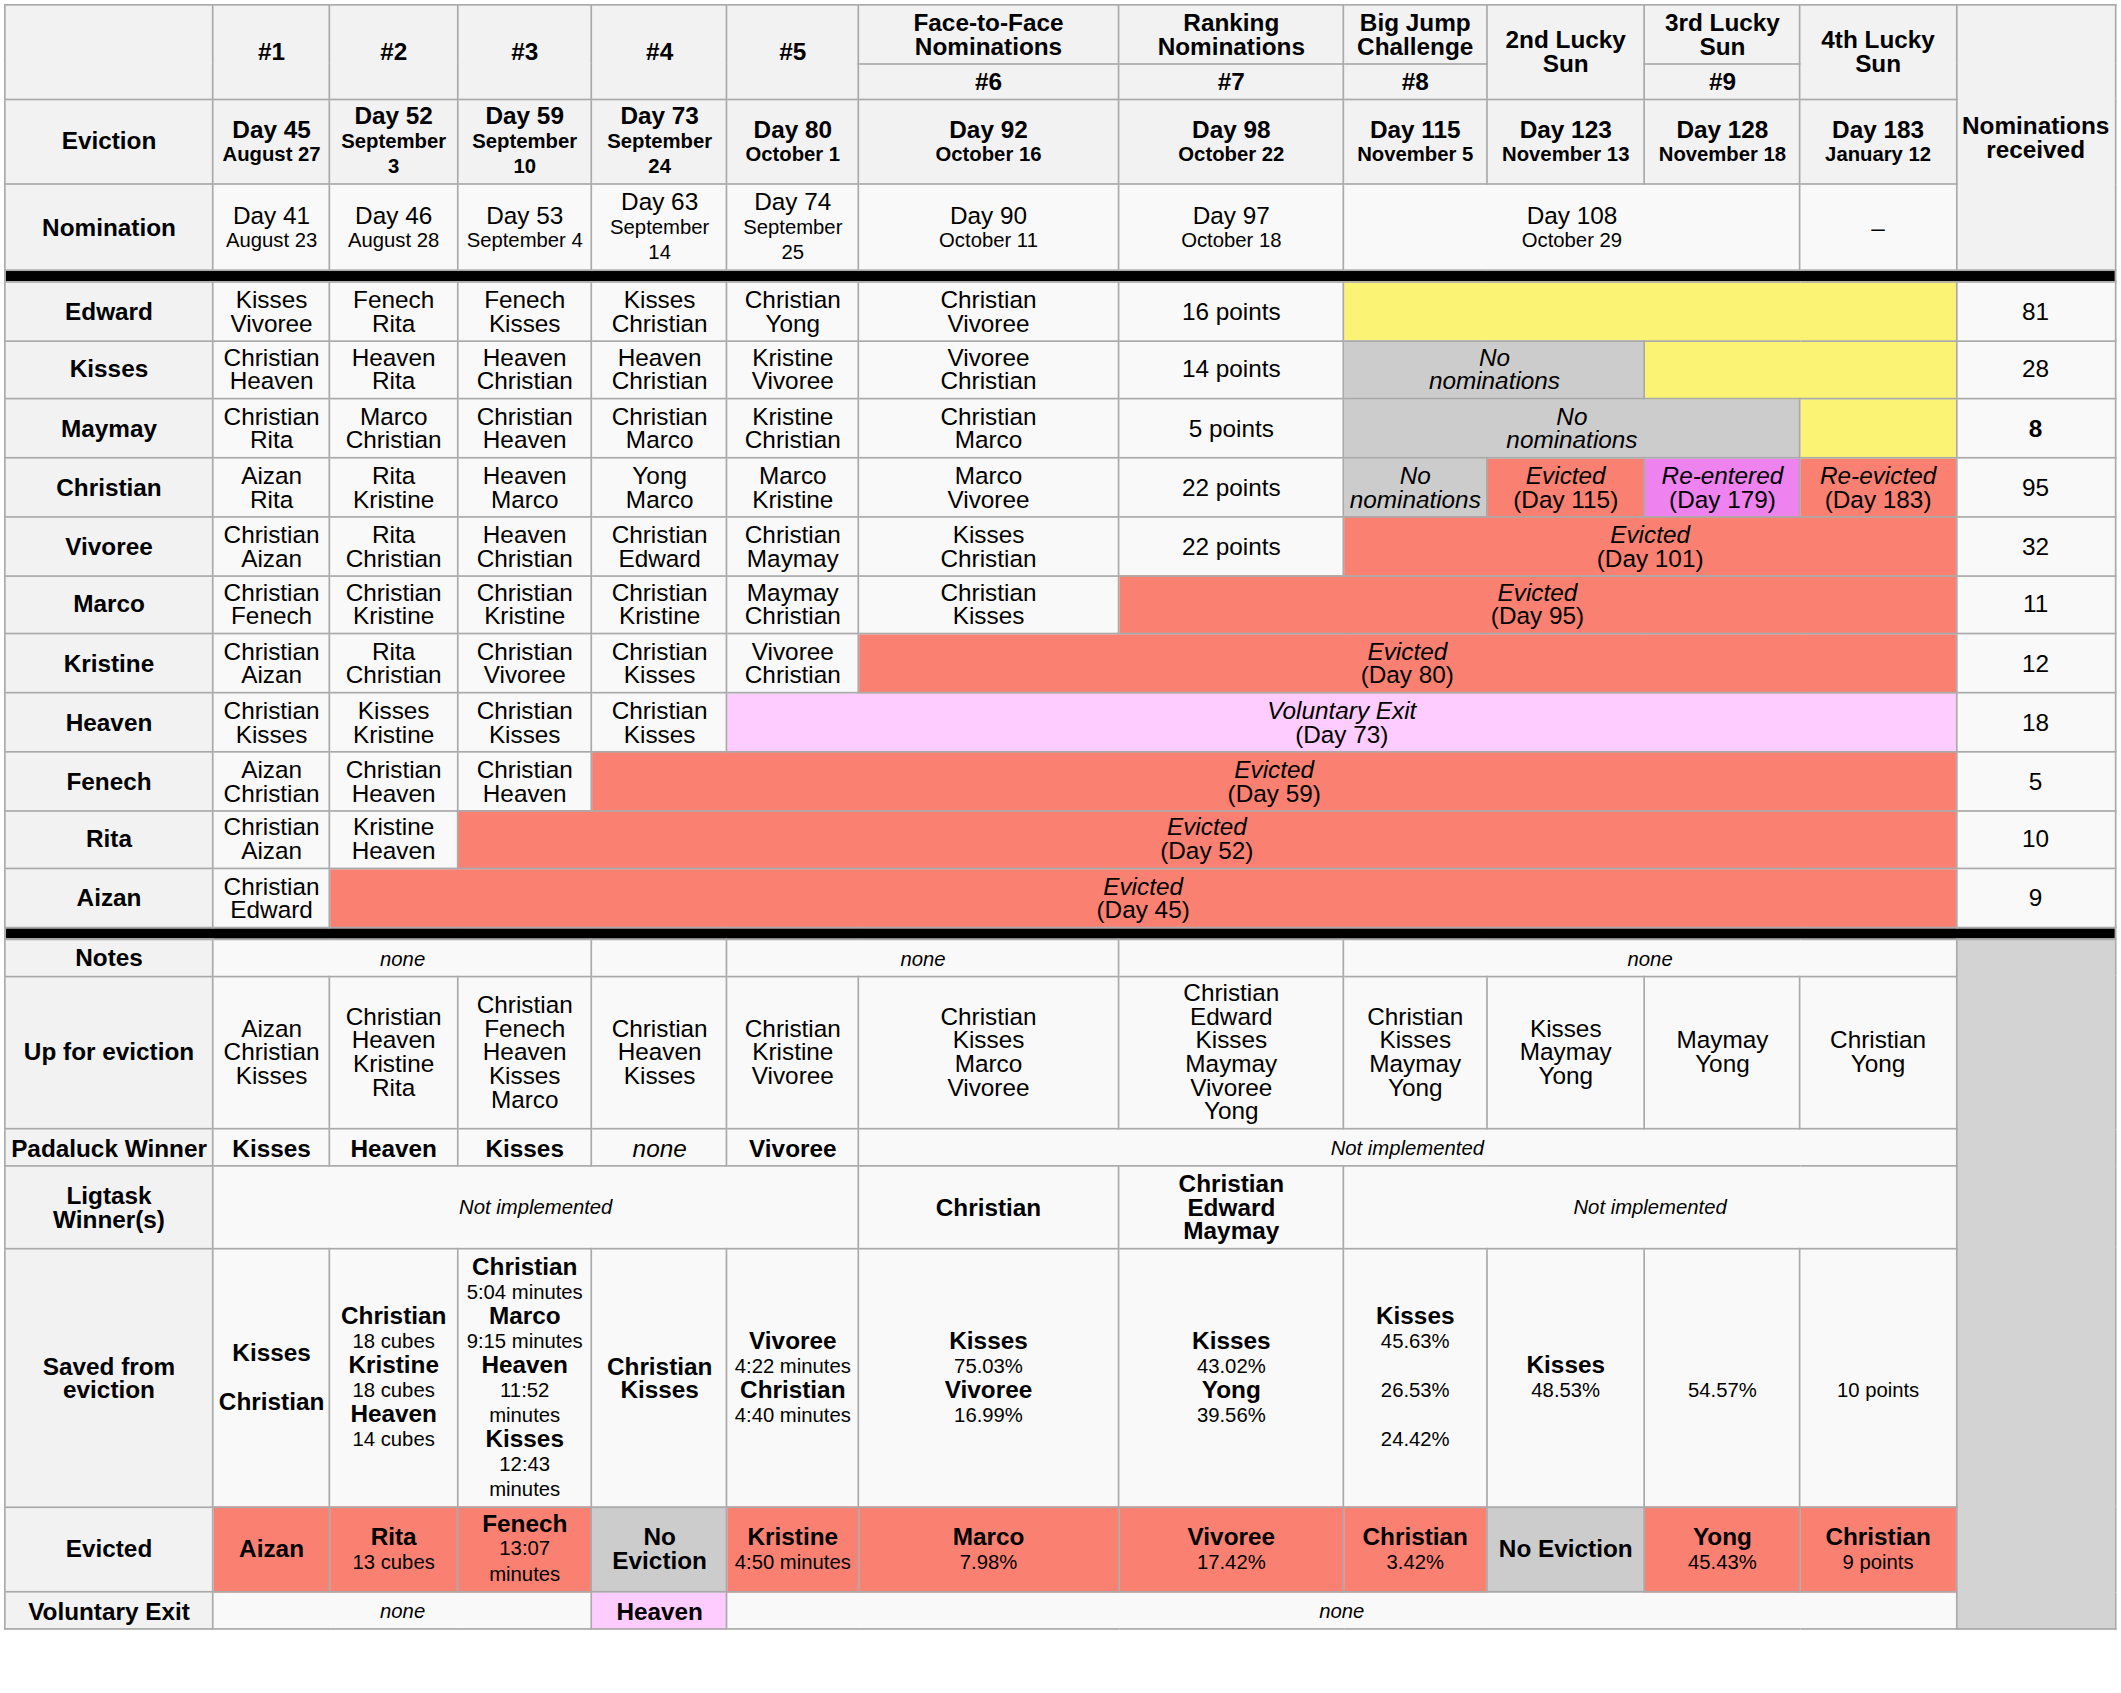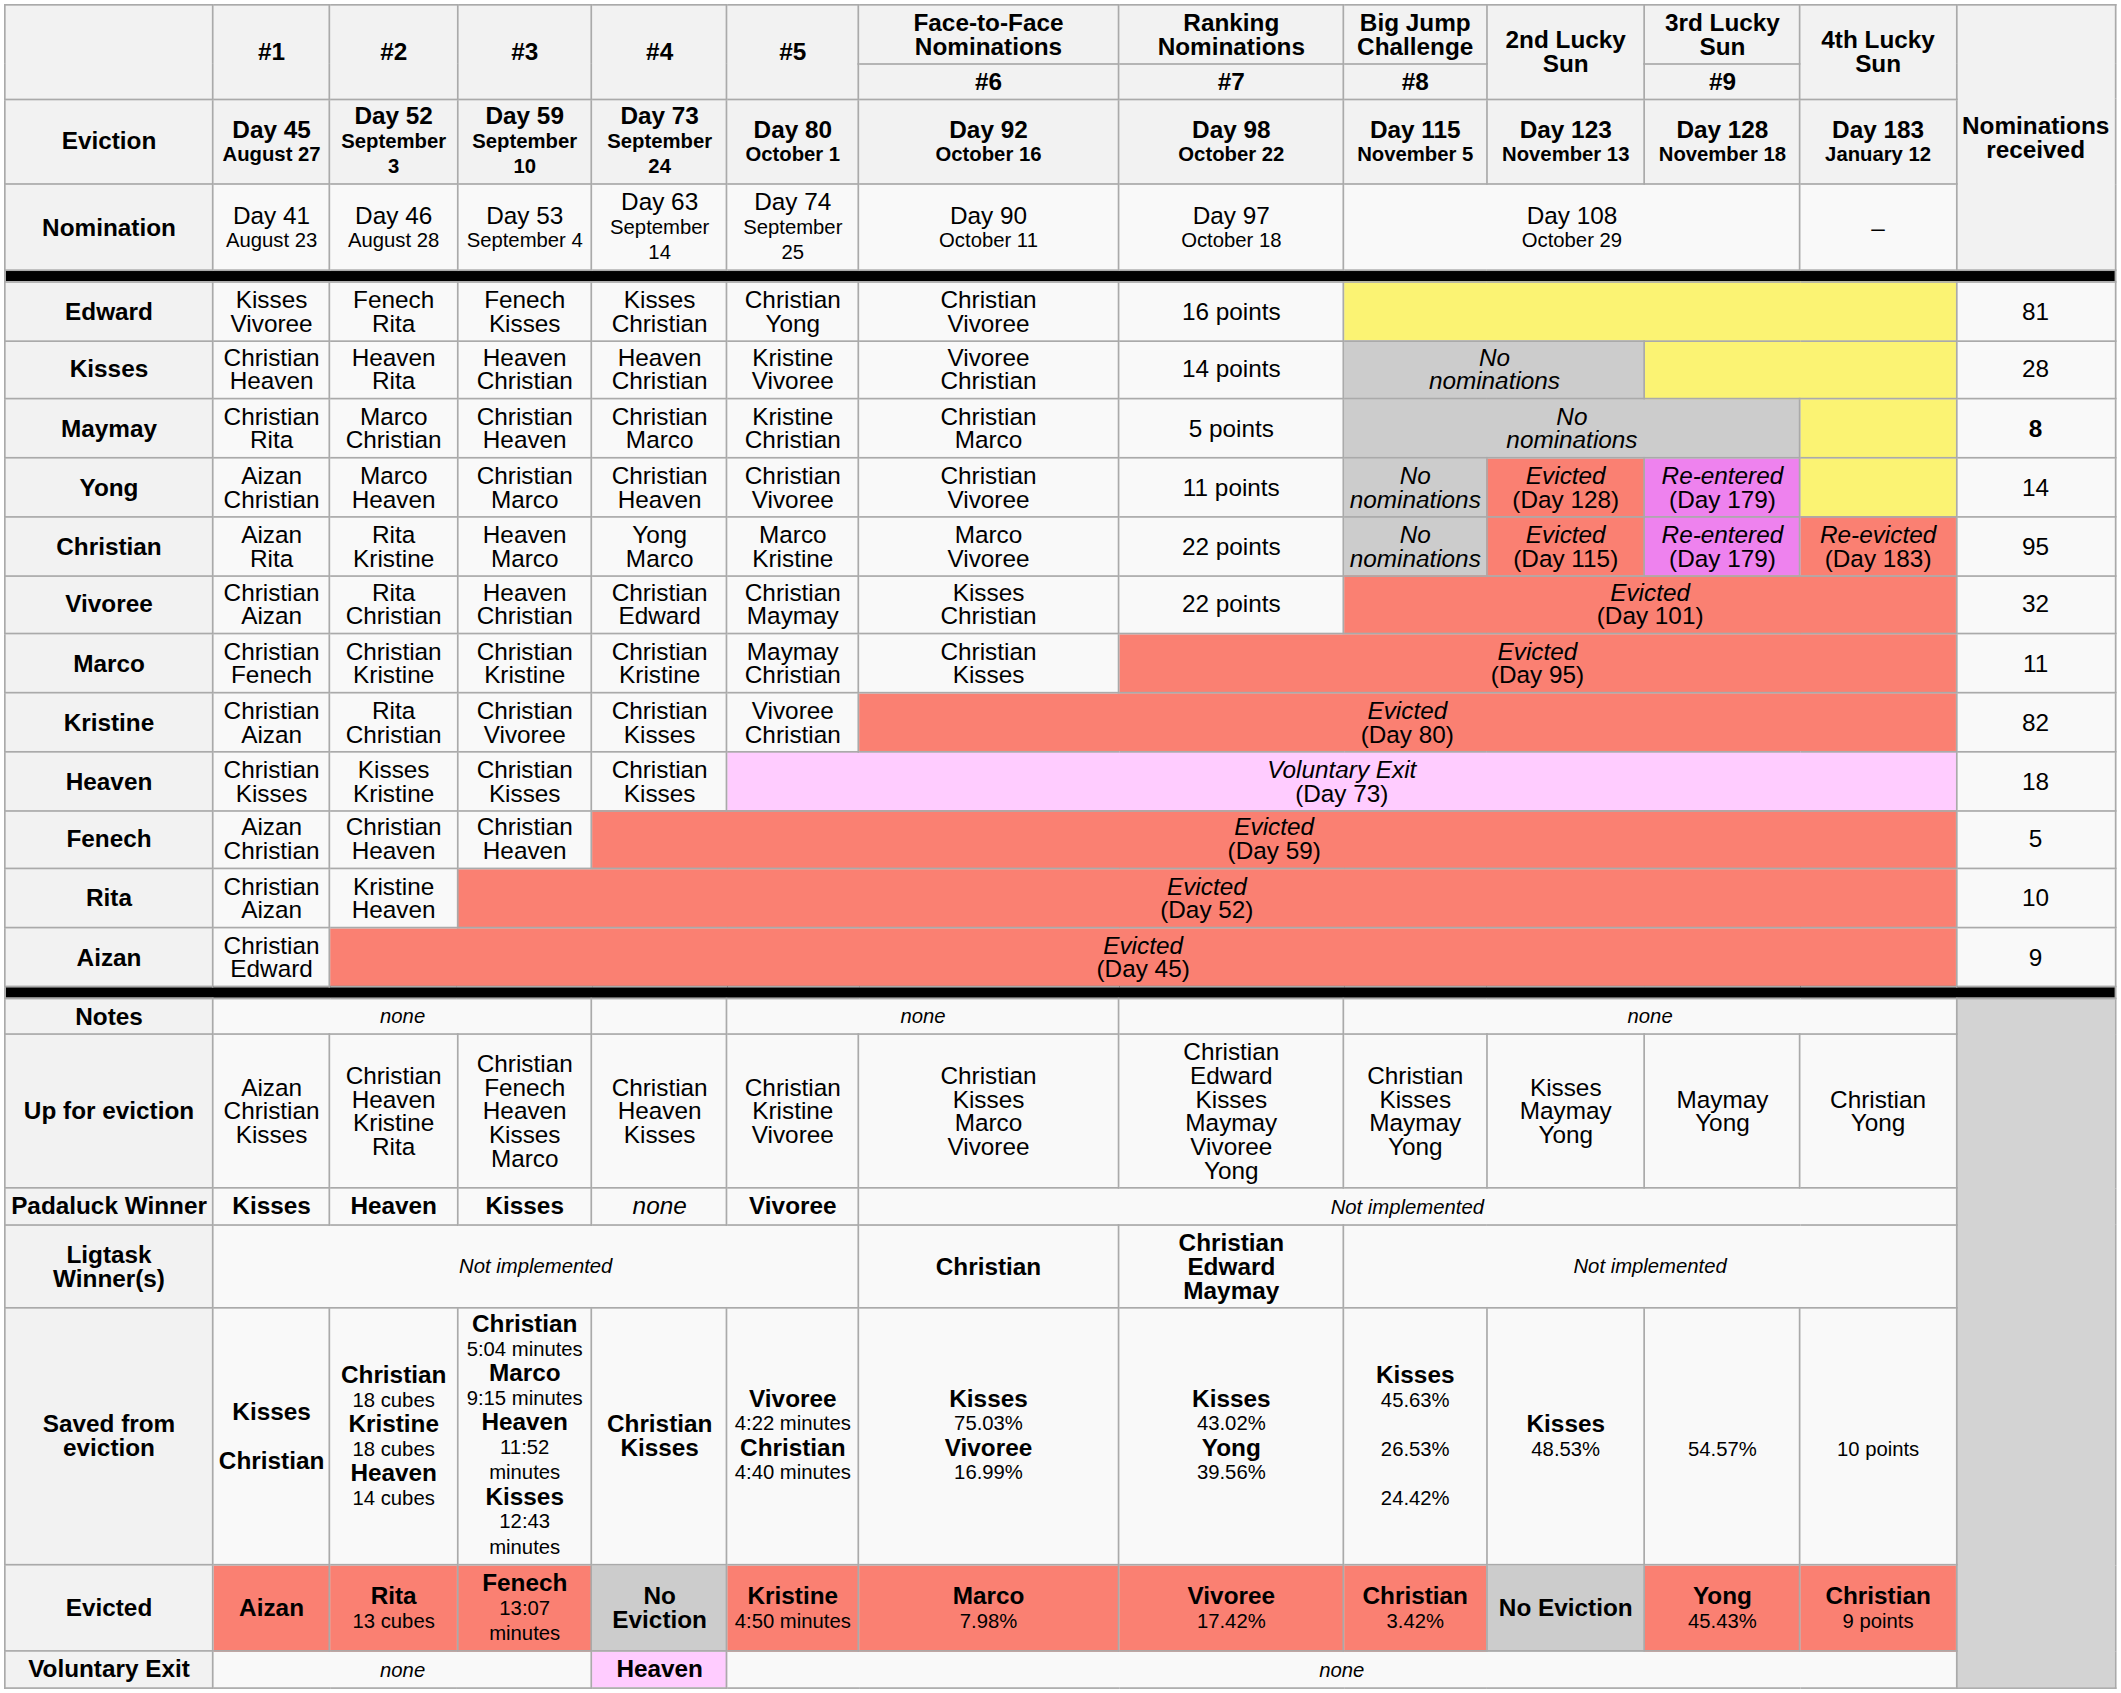+ row: (109, 488)
(2036, 664) 12 -> (2036, 722) 82
